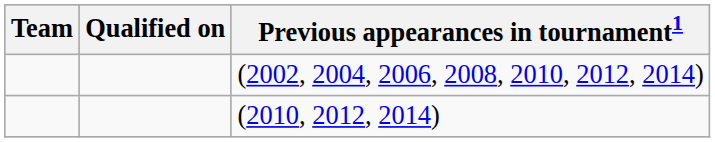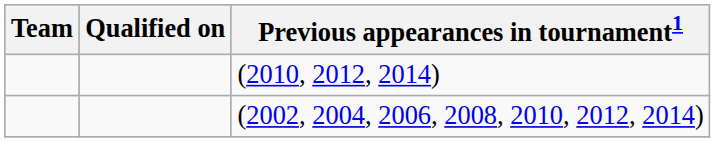rows swapped: (339, 116) <-> (471, 74)
